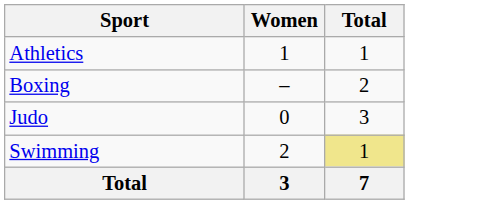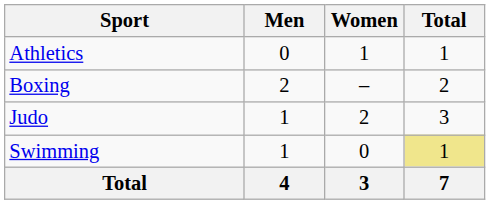+ column: (284, 20)
(284, 118) 0 -> (364, 118) 2
(284, 150) 2 -> (364, 150) 0
